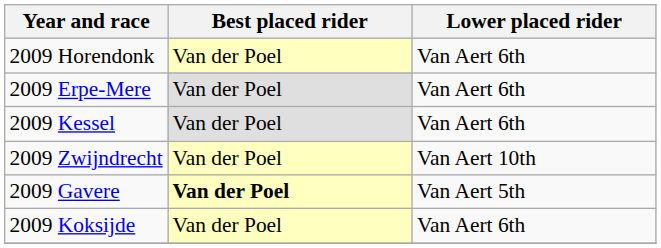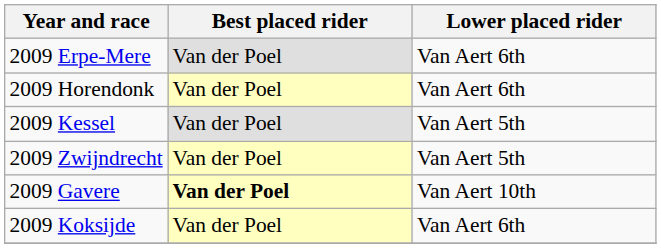rows swapped: (82, 55) <-> (80, 89)
(471, 123) Van Aert 6th -> (471, 123) Van Aert 5th
(476, 157) Van Aert 10th -> (471, 157) Van Aert 5th
(471, 191) Van Aert 5th -> (476, 191) Van Aert 10th
